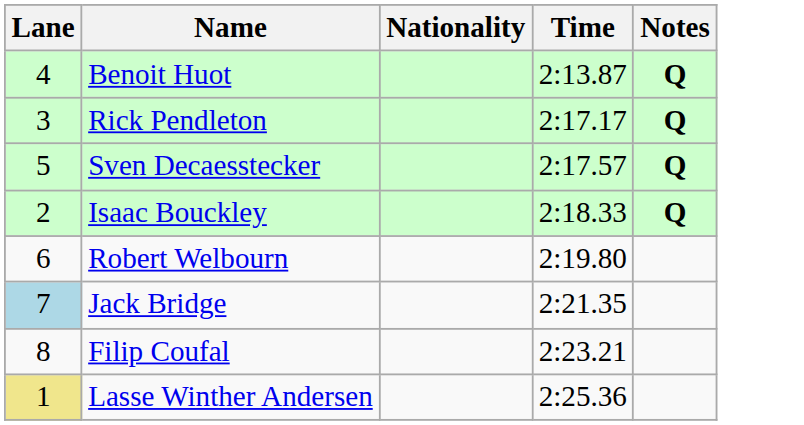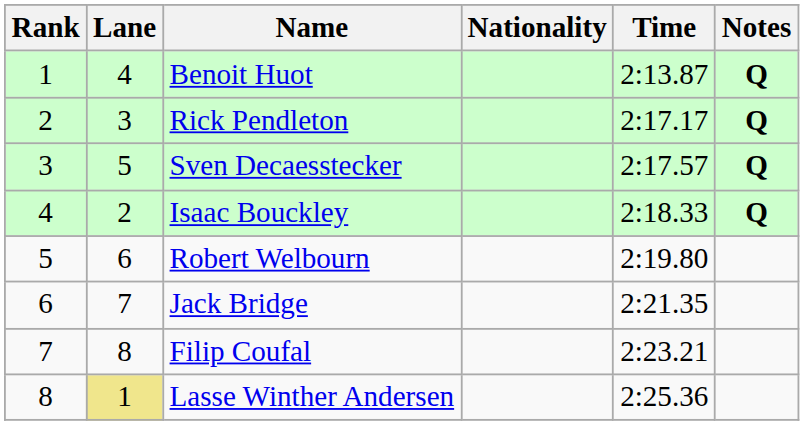+ column: (46, 27)
(43, 304) lightblue background -> (125, 304) no background
